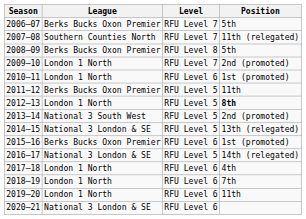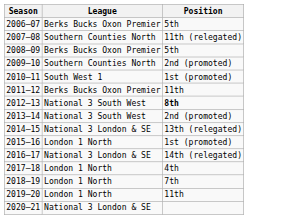- column: (191, 11)
(78, 63) London 1 North -> (100, 63) Southern Counties North
(78, 77) London 1 North -> (73, 77) South West 1
(78, 103) London 1 North -> (95, 103) National 3 South West
(102, 142) Berks Bucks Oxon Premier -> (78, 142) London 1 North
